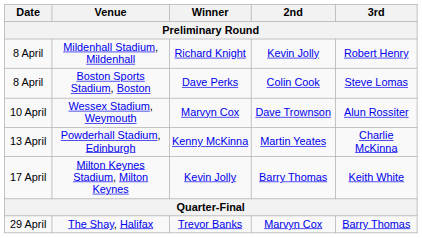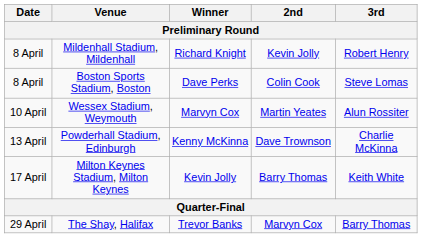(293, 112) Dave Trownson -> (293, 112) Martin Yeates
(293, 142) Martin Yeates -> (293, 142) Dave Trownson
